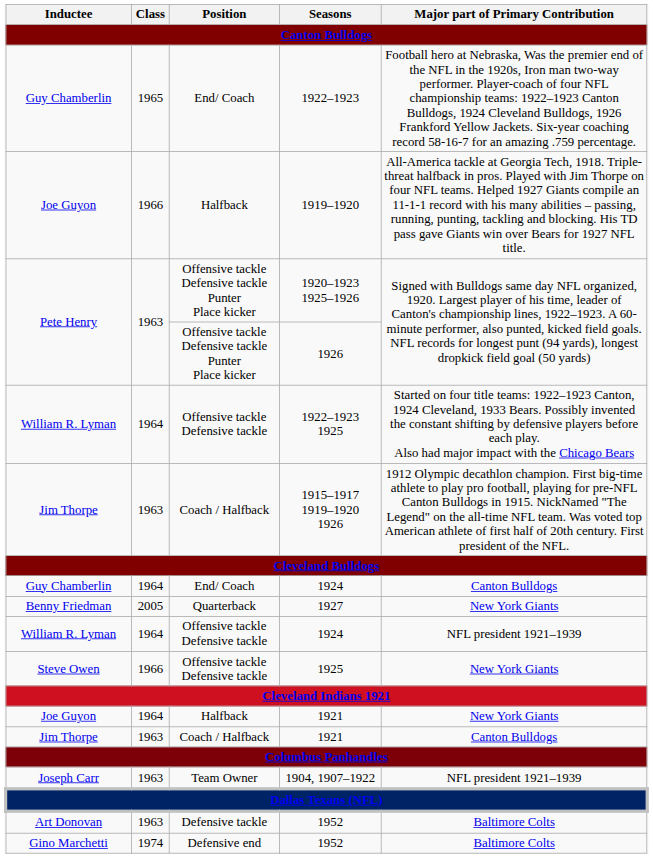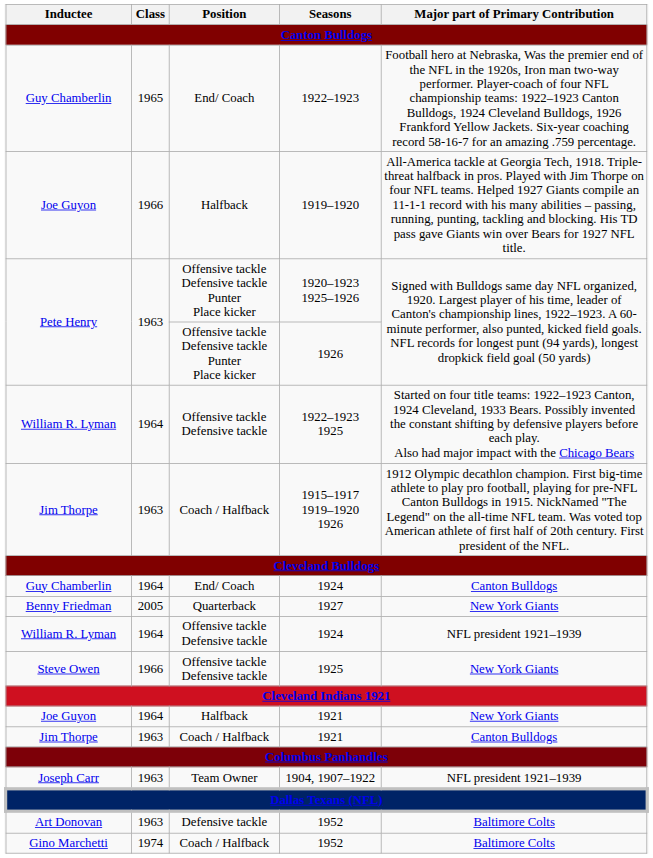(224, 843) Defensive end -> (224, 843) Coach / Halfback
